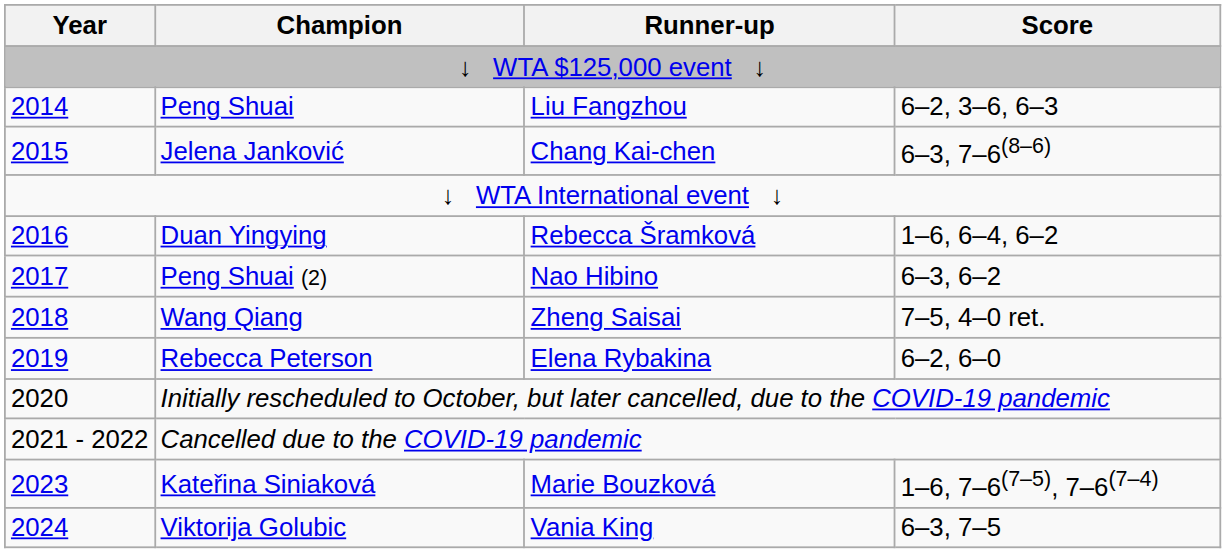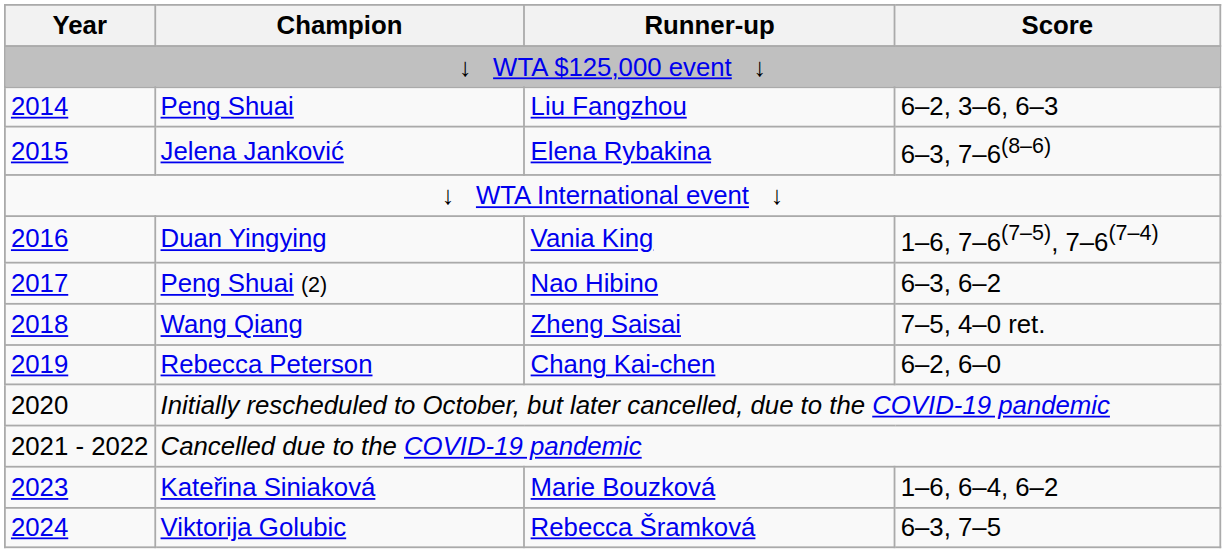(623, 151) Chang Kai-chen -> (621, 151) Elena Rybakina
(643, 236) Rebecca Šramková -> (592, 239) Vania King
(979, 236) 1–6, 6–4, 6–2 -> (1030, 239) 1–6, 7–6(7–5), 7–6(7–4)
(621, 358) Elena Rybakina -> (623, 365) Chang Kai-chen
(1030, 484) 1–6, 7–6(7–5), 7–6(7–4) -> (979, 487) 1–6, 6–4, 6–2
(592, 528) Vania King -> (643, 528) Rebecca Šramková
